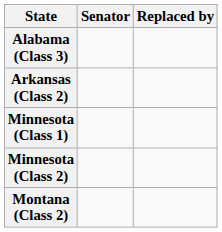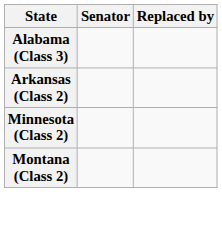- row: (41, 127)
